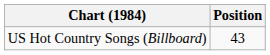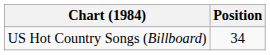(238, 38) 43 -> (238, 38) 34
